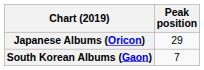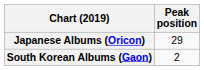(177, 57) 7 -> (177, 57) 2
